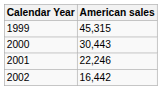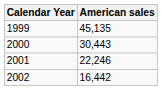(95, 28) 45,315 -> (95, 28) 45,135
